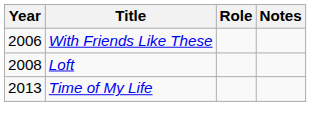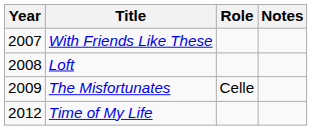(25, 40) 2006 -> (25, 40) 2007
+ row: (110, 88)
(25, 88) 2013 -> (25, 112) 2012
